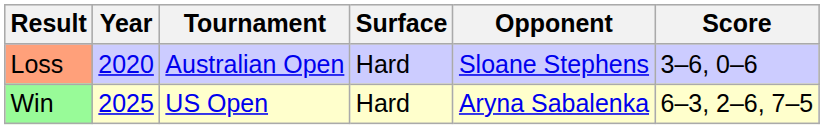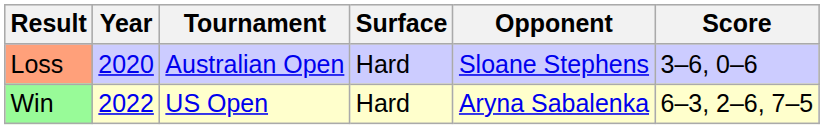(126, 103) 2025 -> (126, 103) 2022
